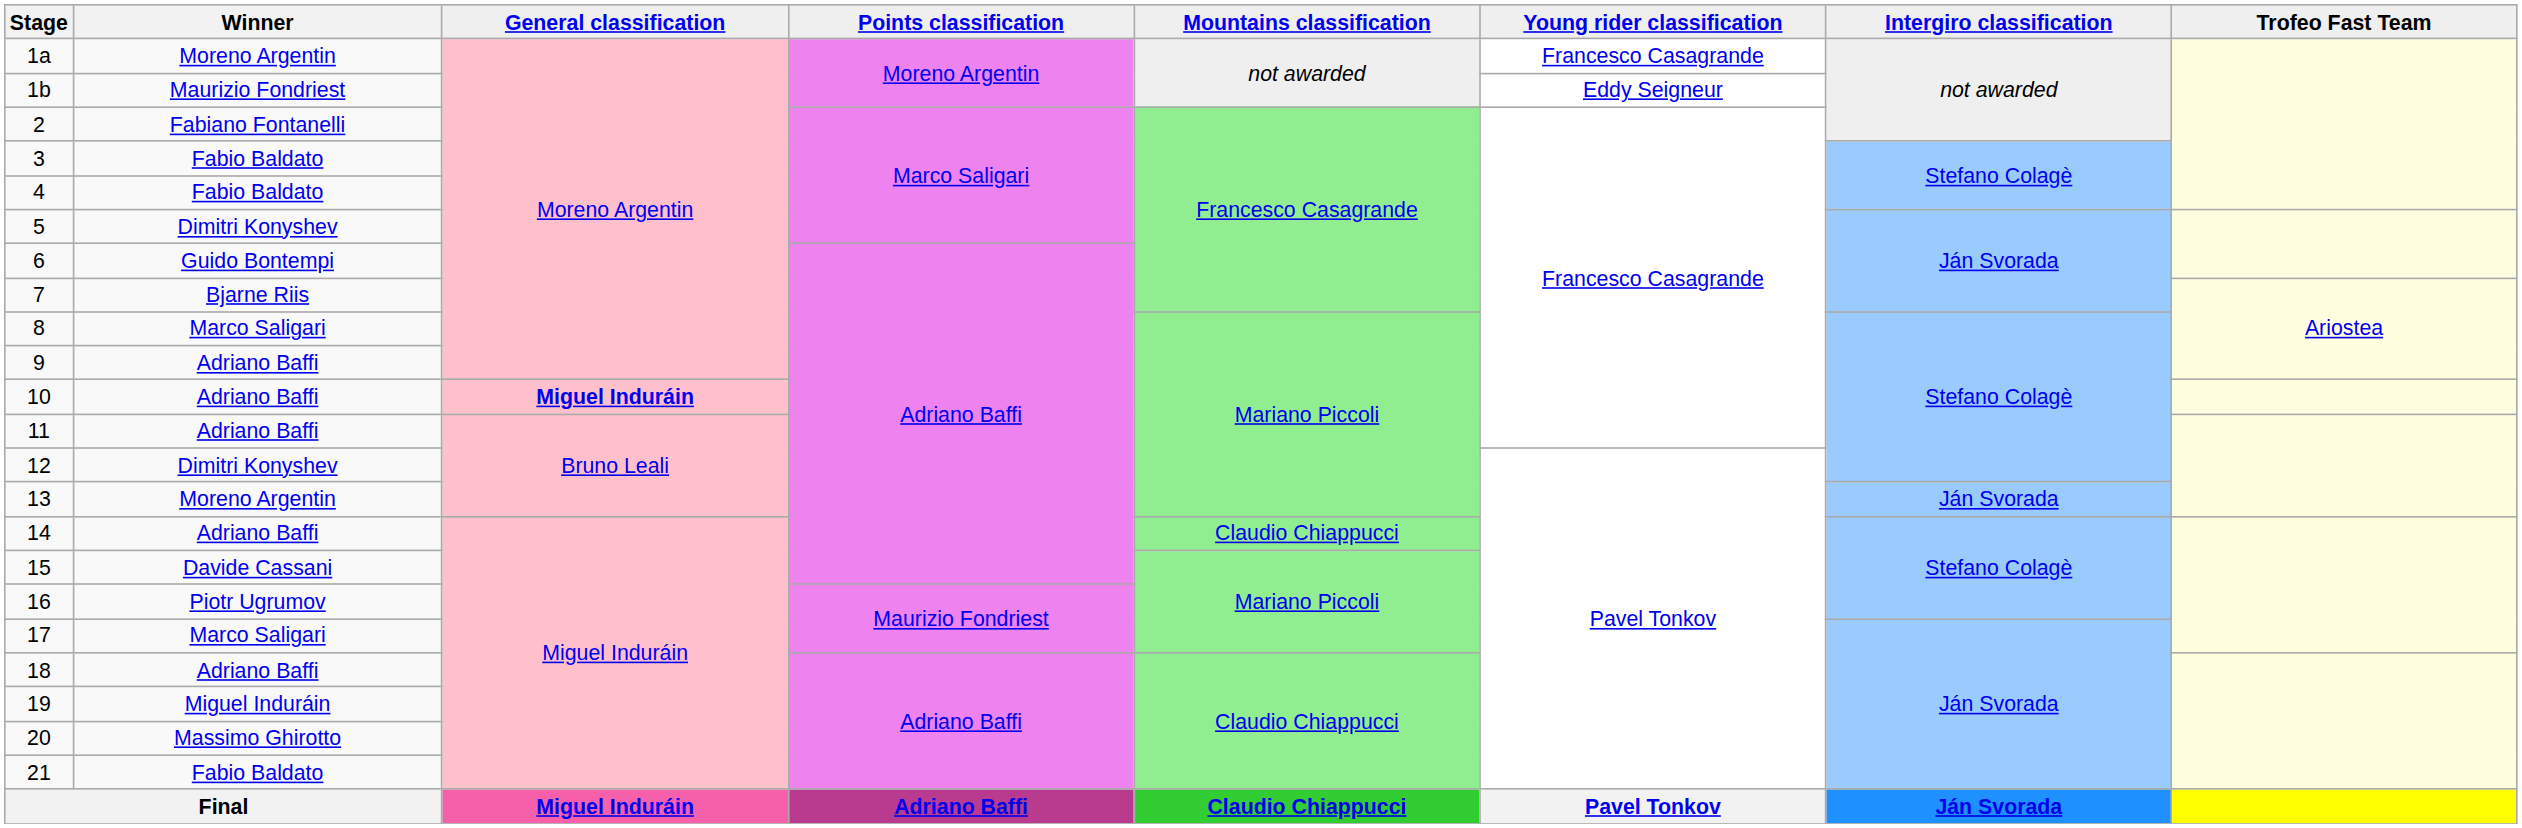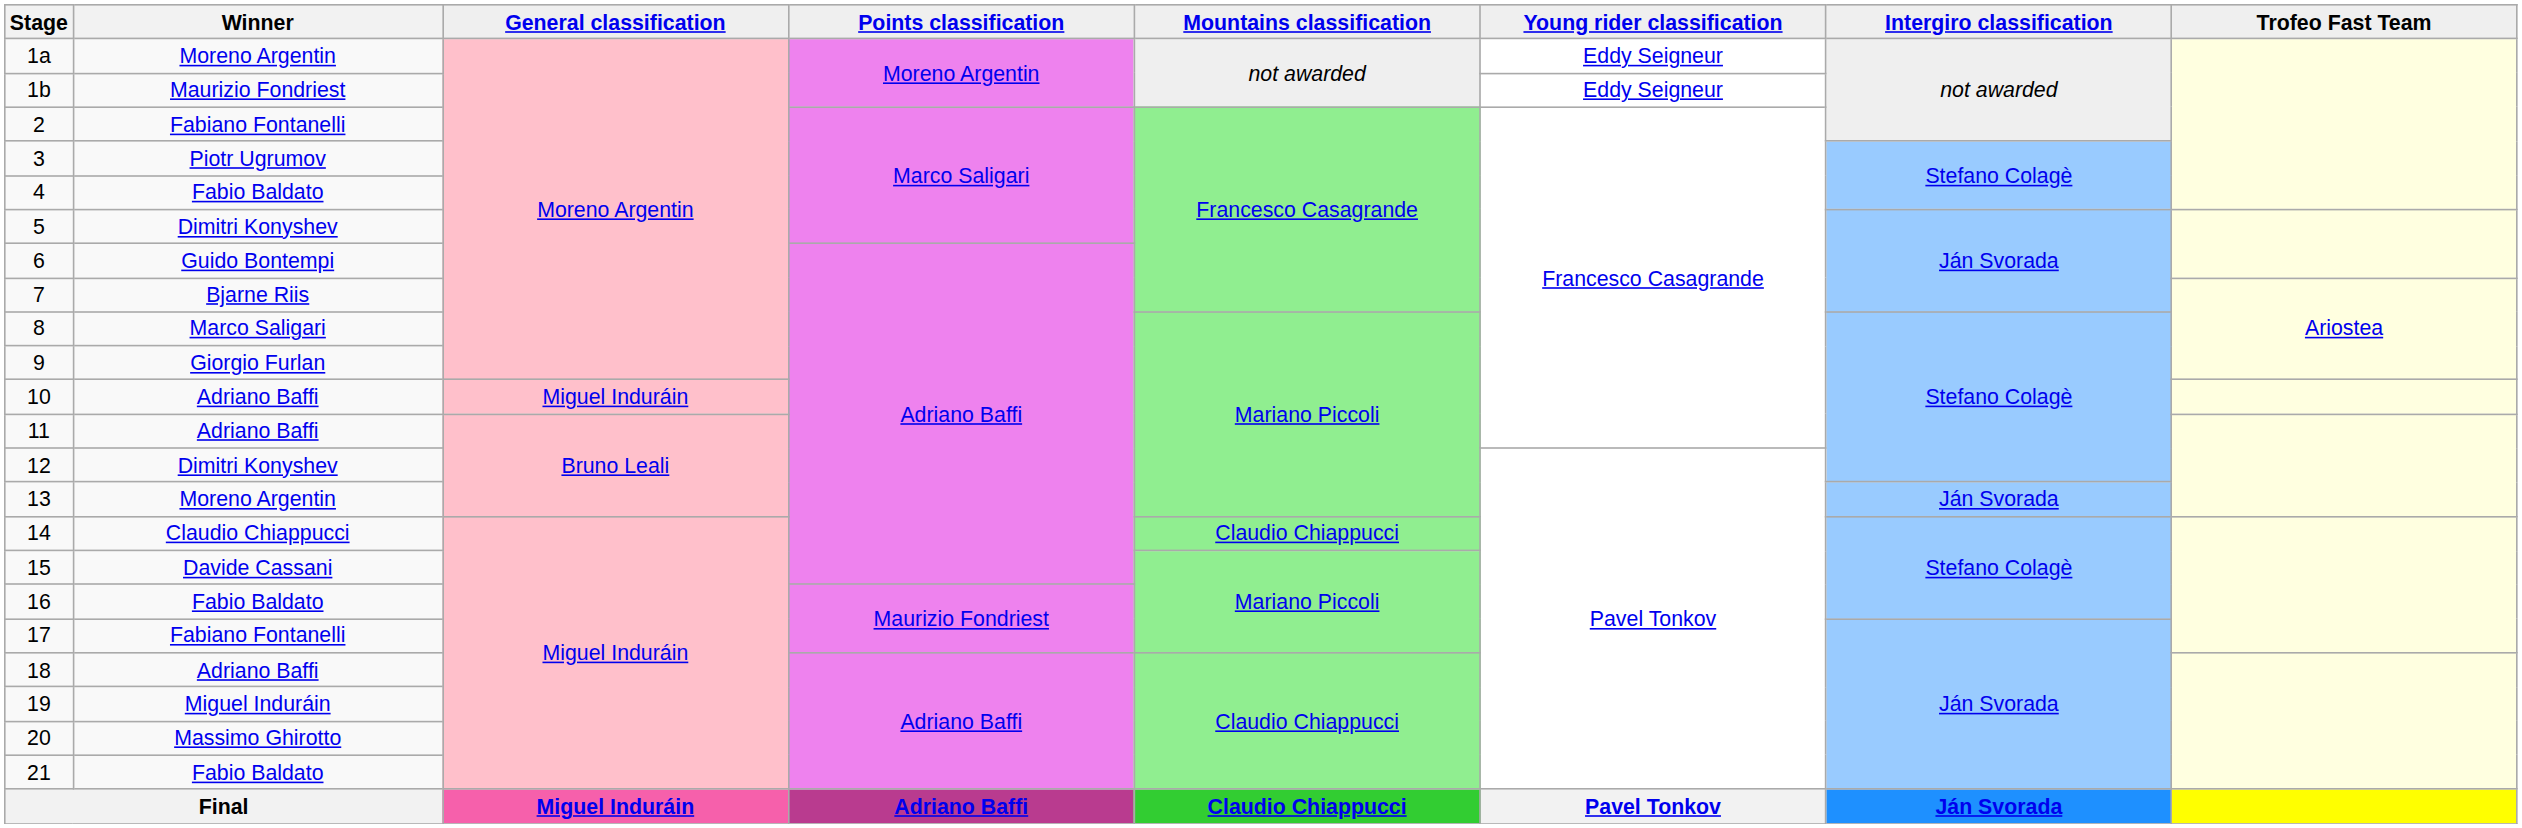(1653, 56) Francesco Casagrande -> (1653, 56) Eddy Seigneur
(258, 159) Fabio Baldato -> (258, 159) Piotr Ugrumov
(258, 363) Adriano Baffi -> (258, 363) Giorgio Furlan
(615, 397) bold -> (615, 397) normal
(258, 534) Adriano Baffi -> (258, 534) Claudio Chiappucci
(258, 602) Piotr Ugrumov -> (258, 602) Fabio Baldato
(258, 636) Marco Saligari -> (258, 636) Fabiano Fontanelli
